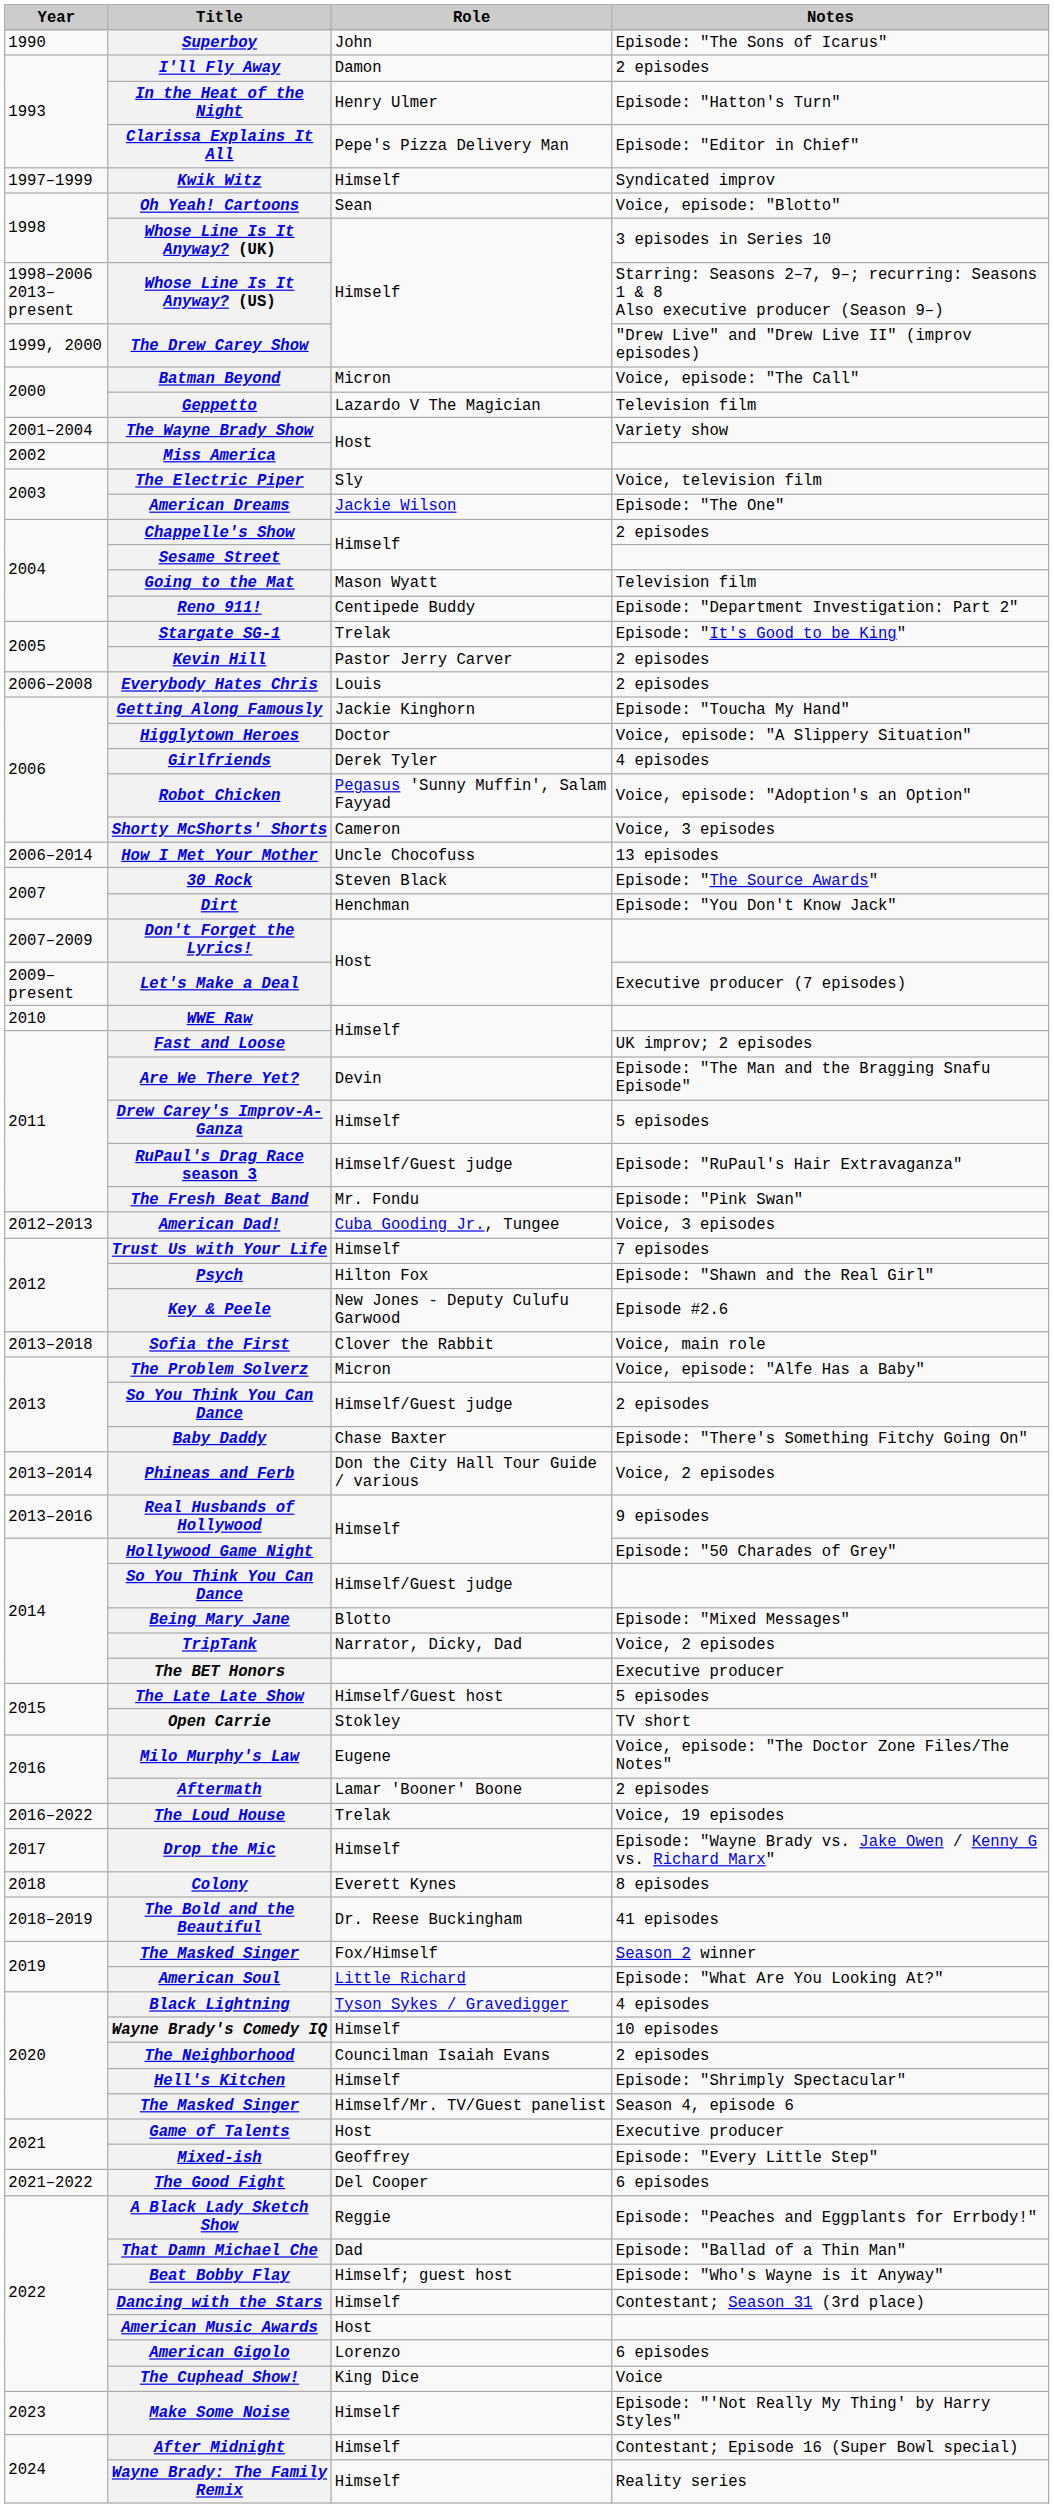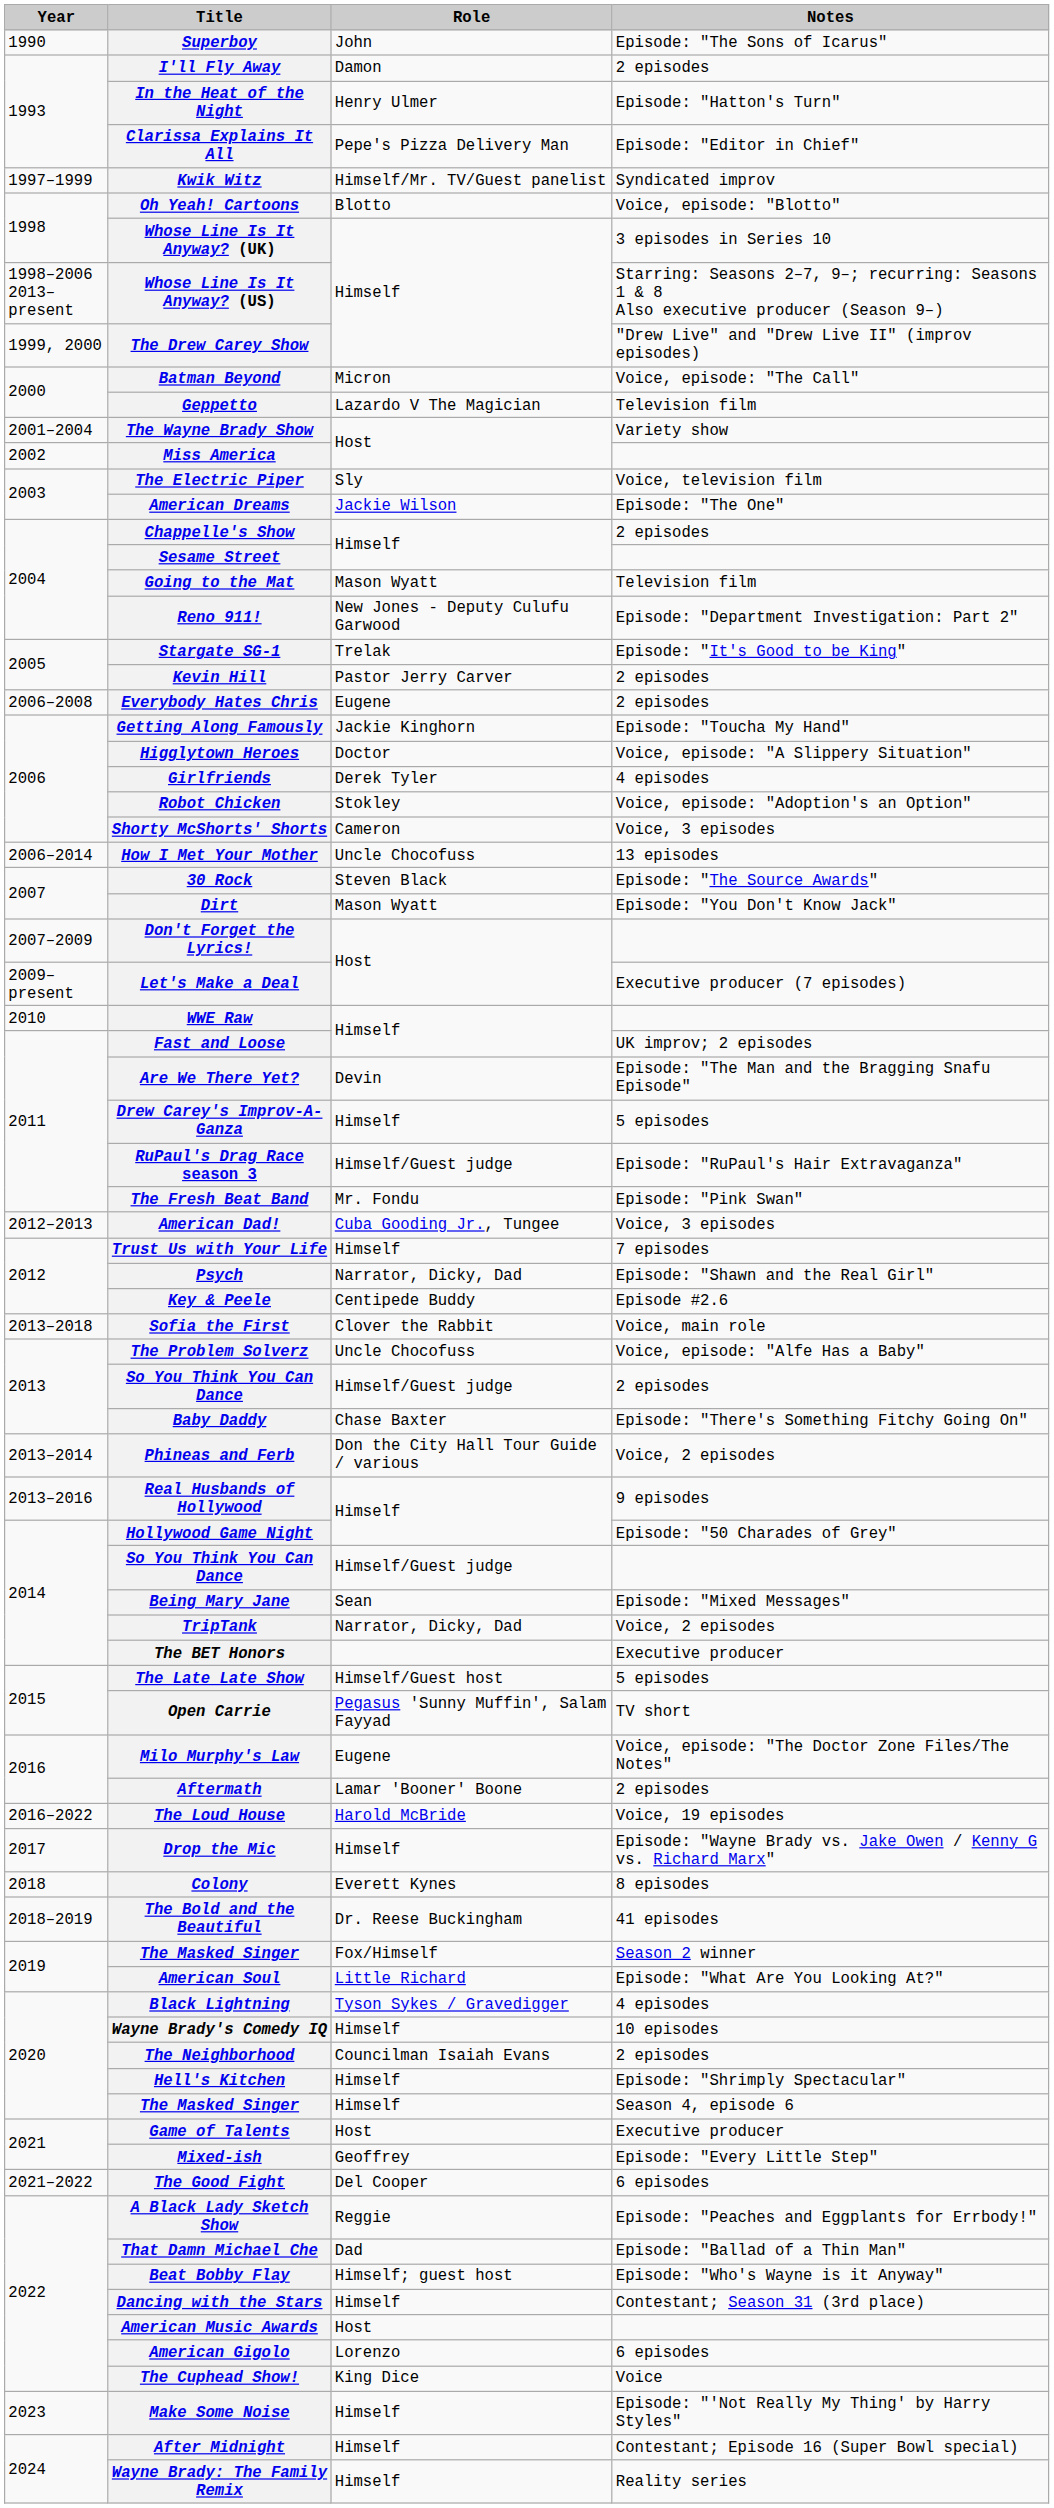(368, 180) Himself -> (471, 180) Himself/Mr. TV/Guest panelist
(354, 206) Sean -> (363, 206) Blotto
(405, 608) Centipede Buddy -> (452, 617) New Jones - Deputy Culufu Garwood
(358, 685) Louis -> (363, 703) Eugene
(471, 795) Pegasus 'Sunny Muffin', Salam Fayyad -> (368, 804) Stokley
(372, 906) Henchman -> (386, 906) Mason Wyatt
(382, 1276) Hilton Fox -> (428, 1276) Narrator, Dicky, Dad
(452, 1310) New Jones - Deputy Culufu Garwood -> (405, 1301) Centipede Buddy
(363, 1370) Micron -> (405, 1352) Uncle Chocofuss
(363, 1620) Blotto -> (354, 1602) Sean
(368, 1722) Stokley -> (471, 1713) Pegasus 'Sunny Muffin', Salam Fayyad
(363, 1816) Trelak -> (400, 1816) Harold McBride
(471, 2106) Himself/Mr. TV/Guest panelist -> (368, 2106) Himself
